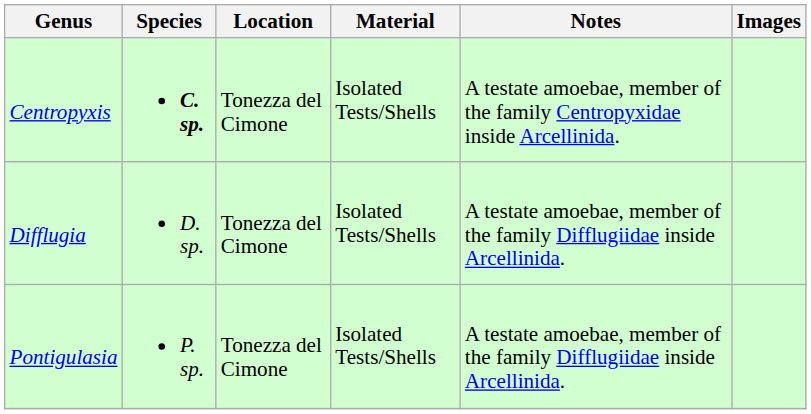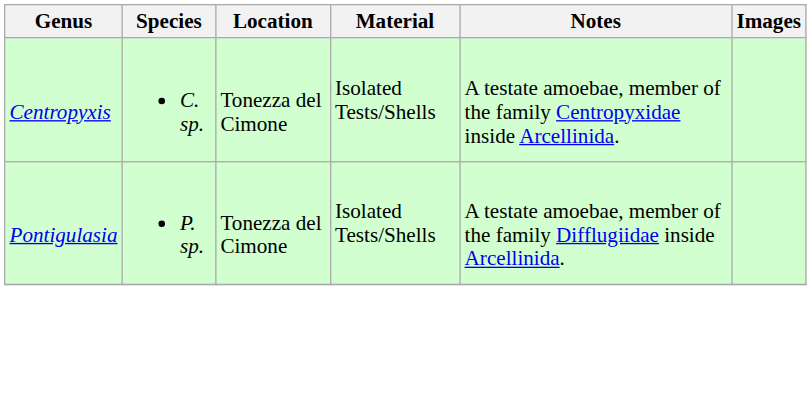(169, 112) bold -> (169, 112) normal
- row: (48, 234)
